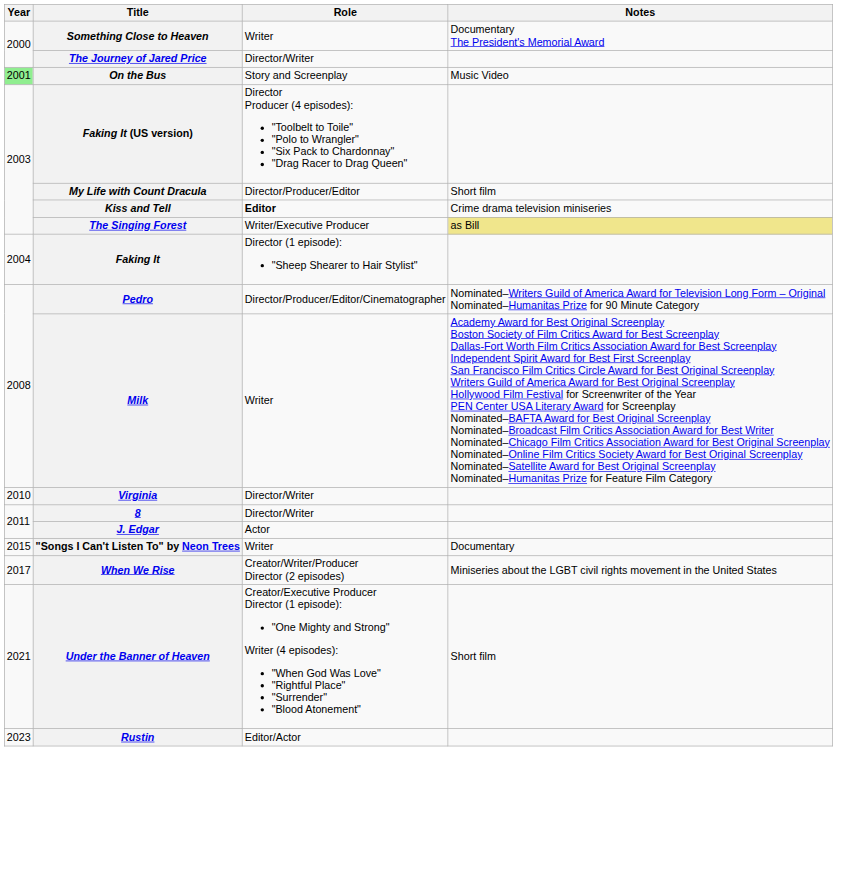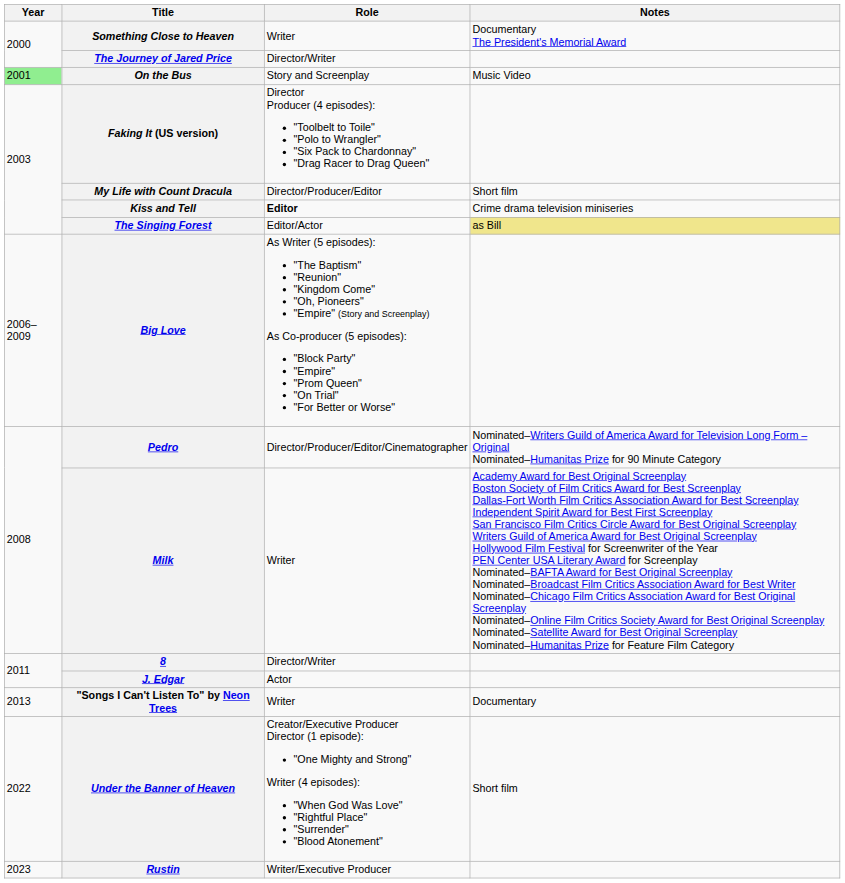(307, 225) Writer/Executive Producer -> (295, 225) Editor/Actor
- row: (138, 259)
+ row: (163, 330)
- row: (138, 496)
(19, 547) 2015 -> (19, 702) 2013
- row: (138, 570)
(19, 656) 2021 -> (19, 789) 2022
(273, 737) Editor/Actor -> (329, 869) Writer/Executive Producer
